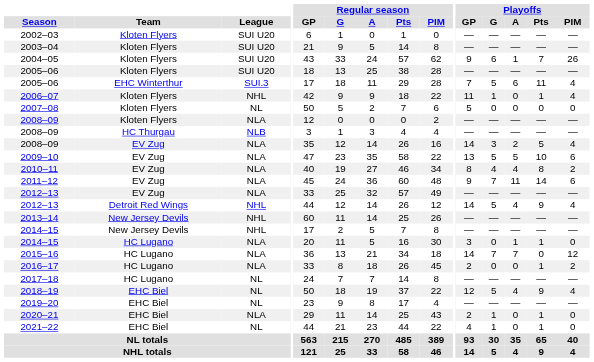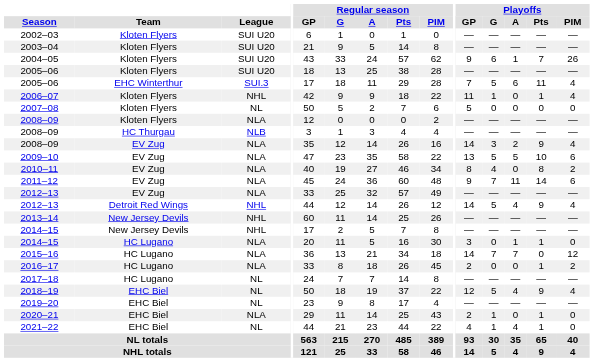(541, 144) 5 -> (541, 144) 9
(515, 168) 4 -> (515, 168) 0
(515, 327) 0 -> (515, 327) 4
